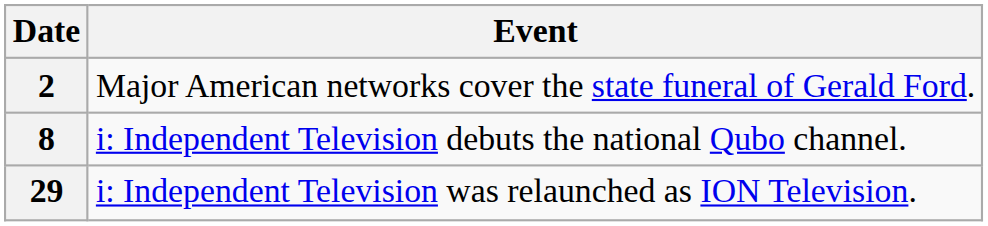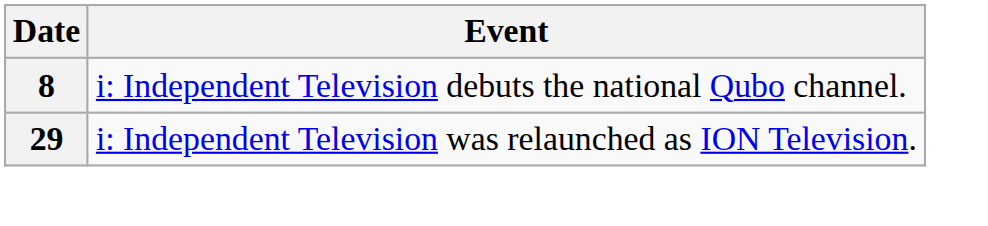- row: (47, 84)
